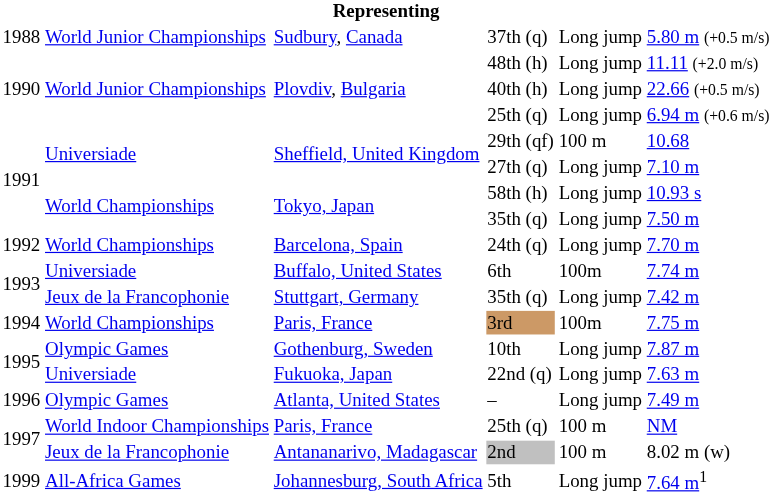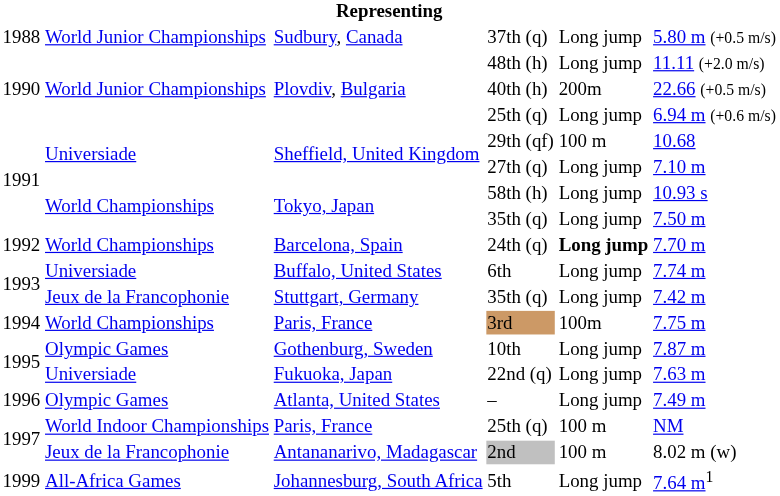(600, 88) Long jump -> (580, 88) 200m
(600, 244) normal -> (603, 244) bold
(580, 270) 100m -> (600, 270) Long jump
